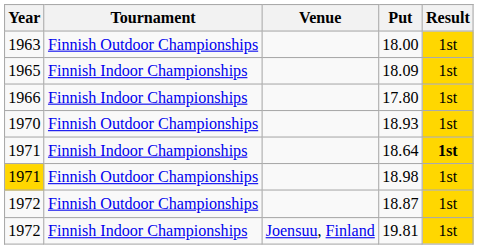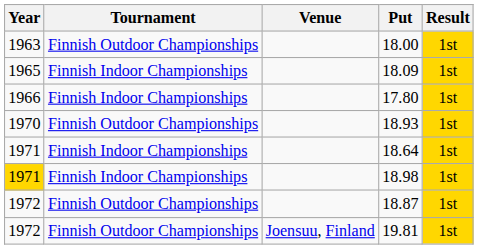(448, 150) bold -> (448, 150) normal
(153, 177) Finnish Outdoor Championships -> (148, 177) Finnish Indoor Championships
(148, 230) Finnish Indoor Championships -> (153, 230) Finnish Outdoor Championships
